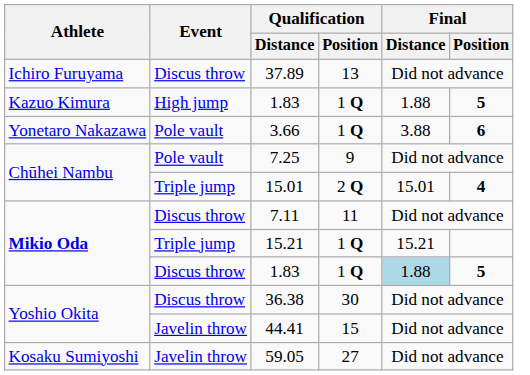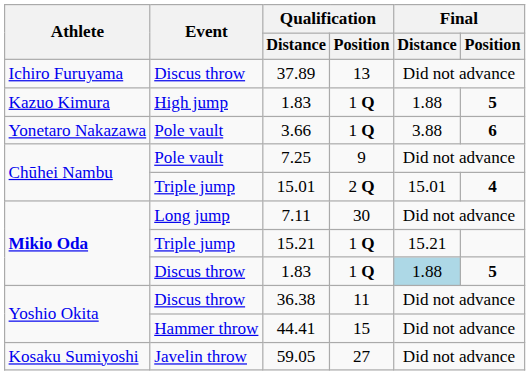(200, 215) Discus throw -> (192, 215) Long jump
(350, 215) 11 -> (362, 215) 30
(350, 300) 30 -> (362, 300) 11
(201, 328) Javelin throw -> (206, 328) Hammer throw
